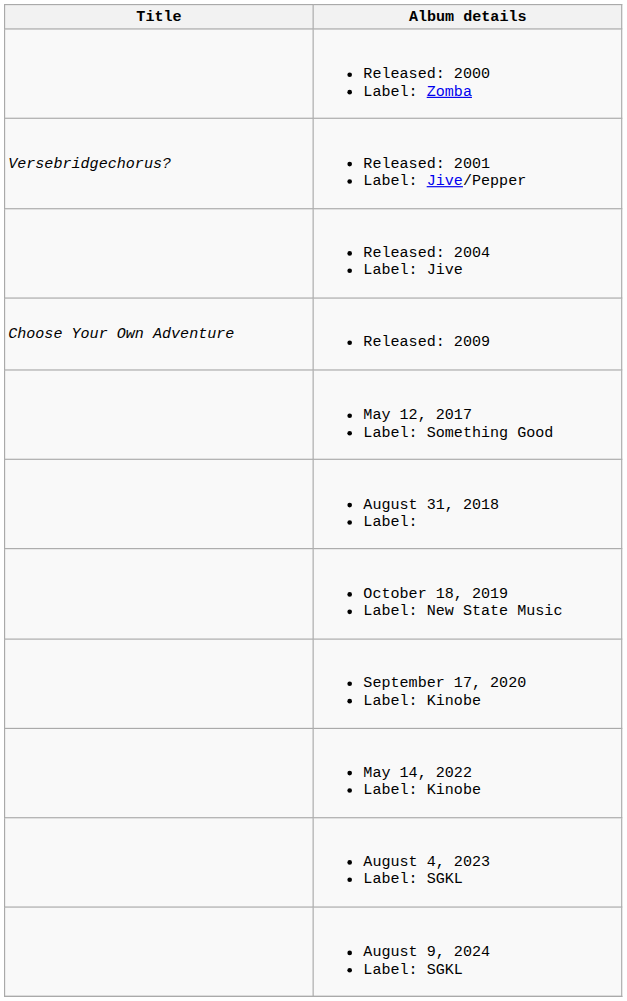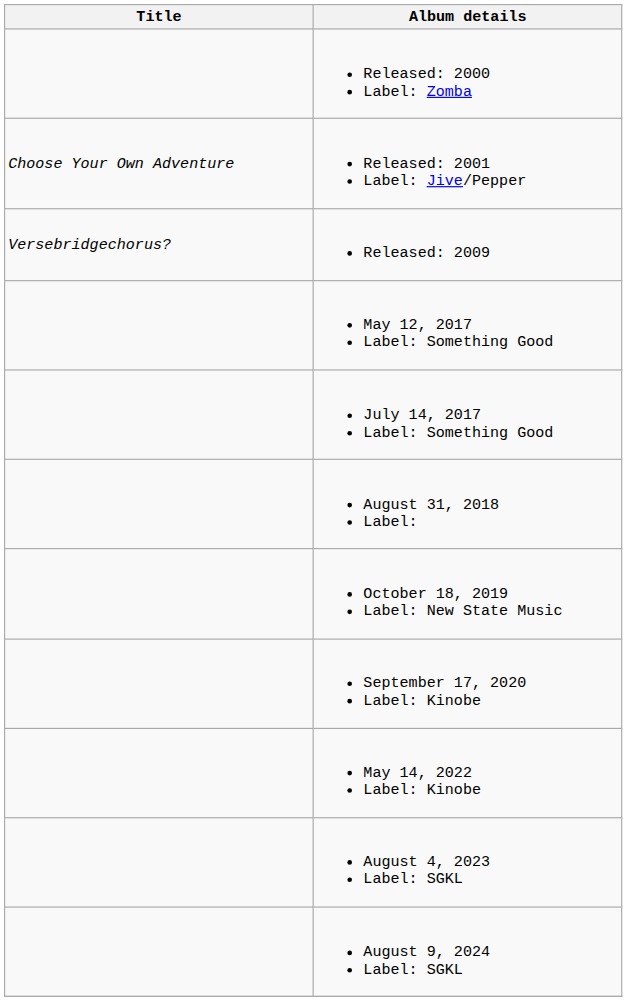(90, 163) Versebridgechorus? -> (121, 163) Choose Your Own Adventure
- row: (468, 262)
(121, 334) Choose Your Own Adventure -> (90, 244) Versebridgechorus?
+ row: (468, 423)
